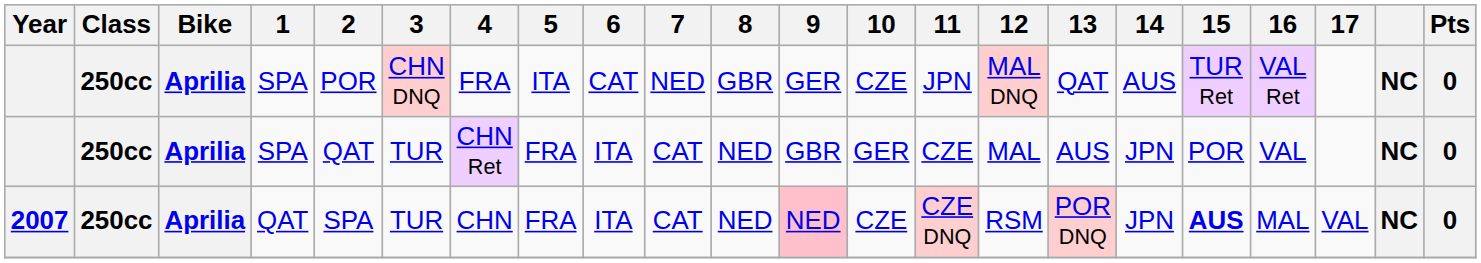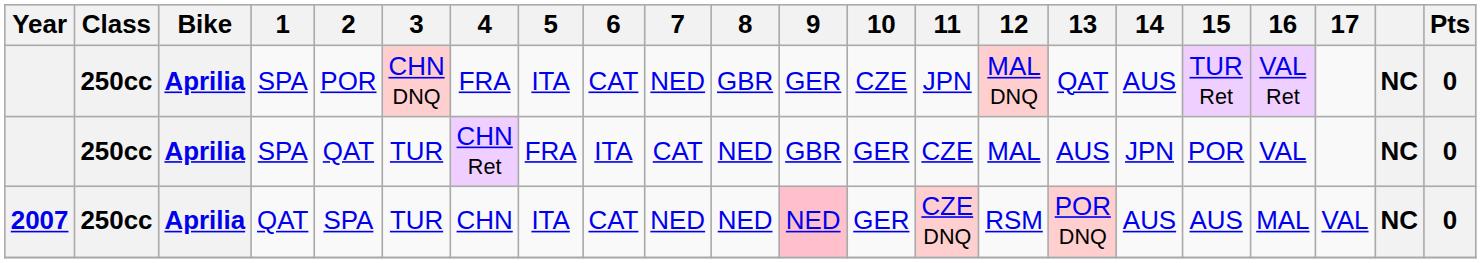(551, 221) FRA -> (551, 221) ITA
(613, 221) ITA -> (613, 221) CAT
(678, 221) CAT -> (678, 221) NED
(881, 221) CZE -> (881, 221) GER
(1149, 221) JPN -> (1149, 221) AUS
(1216, 221) bold -> (1216, 221) normal
